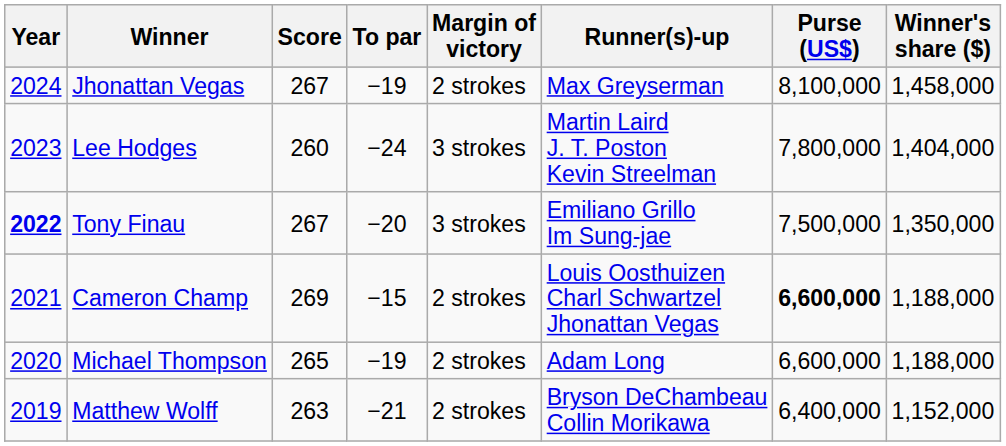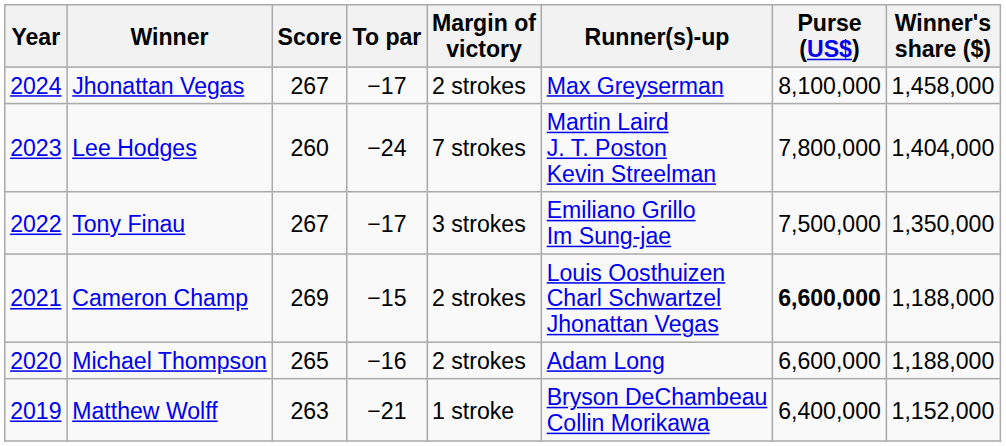(387, 86) −19 -> (387, 86) −17
(479, 148) 3 strokes -> (479, 148) 7 strokes
(36, 223) bold -> (36, 223) normal
(387, 223) −20 -> (387, 223) −17
(387, 361) −19 -> (387, 361) −16
(479, 411) 2 strokes -> (473, 411) 1 stroke
